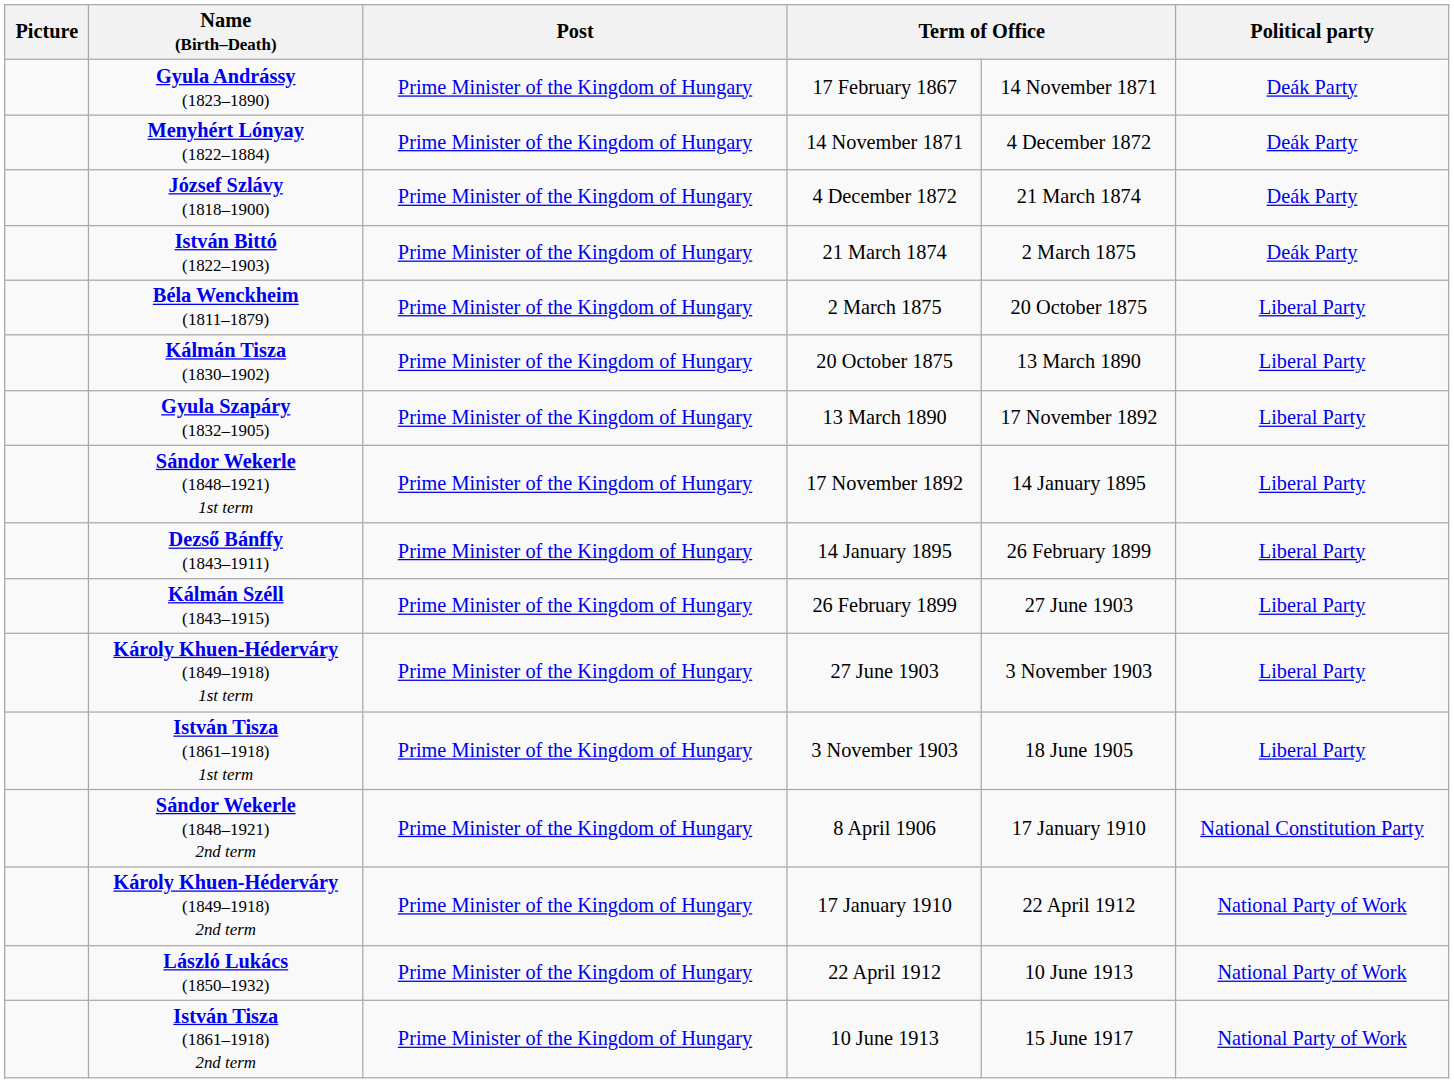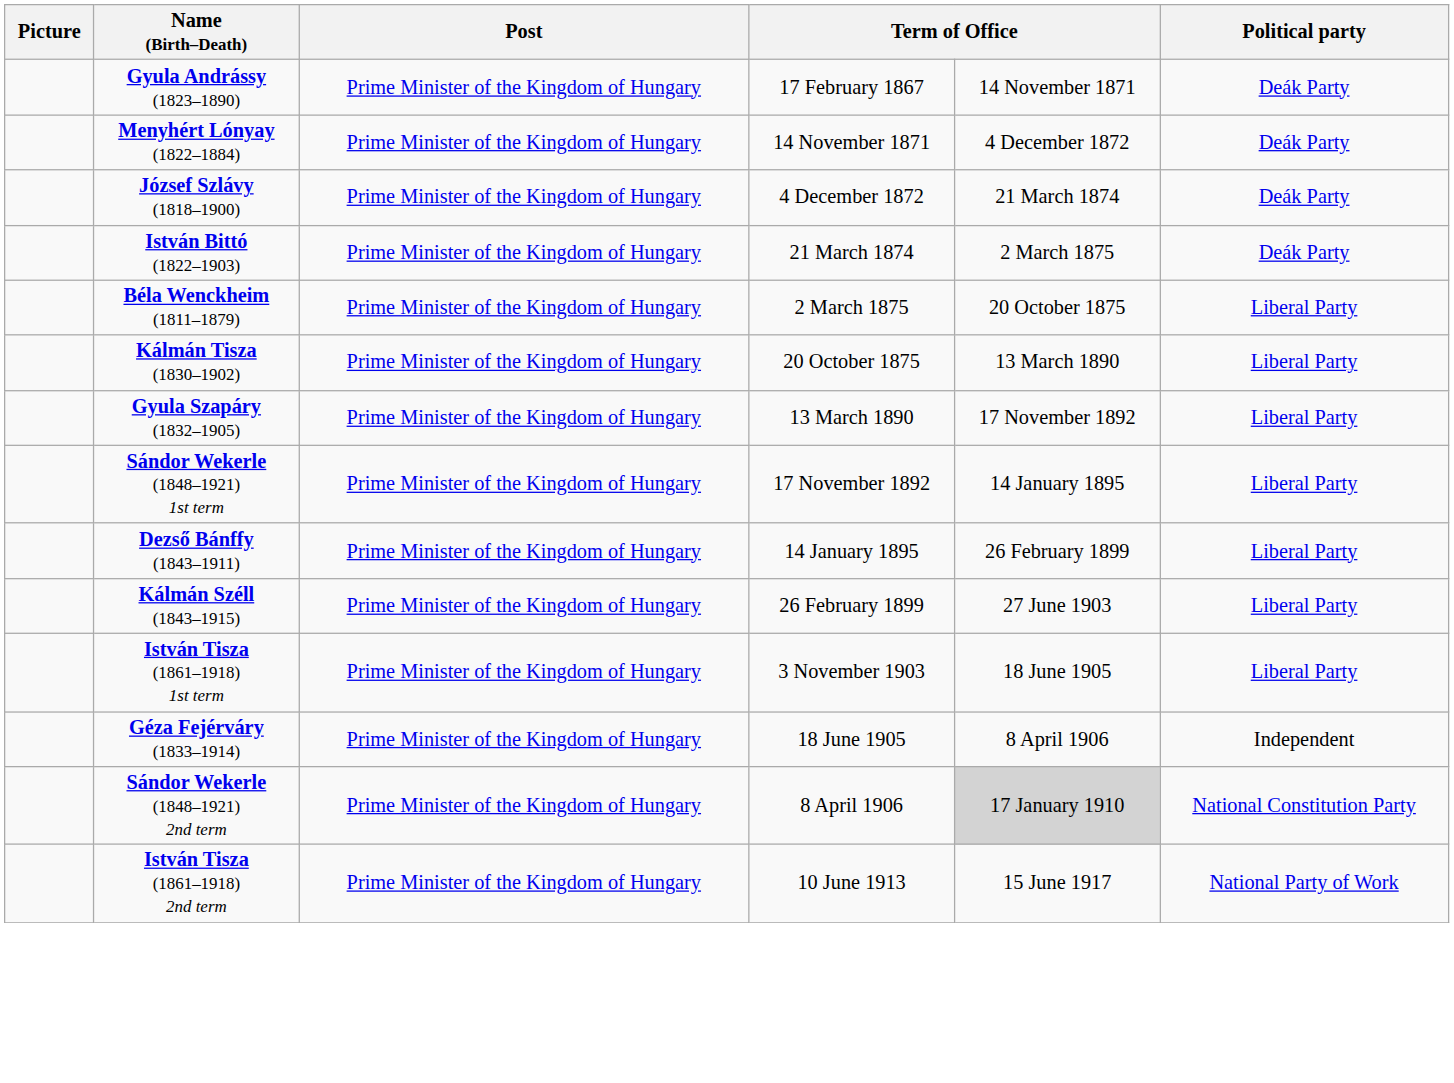- row: (226, 672)
+ row: (196, 738)
(1079, 828) no background -> (1057, 805) lightgrey background
- row: (226, 906)
- row: (226, 972)
